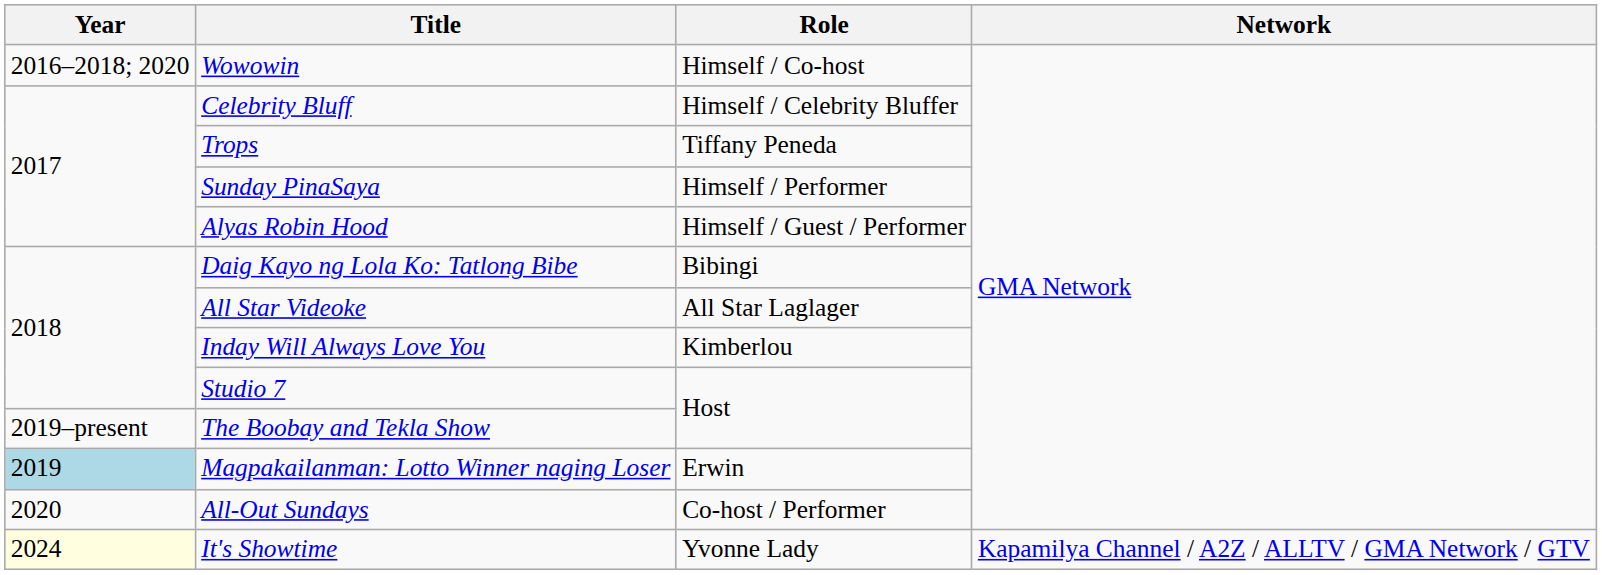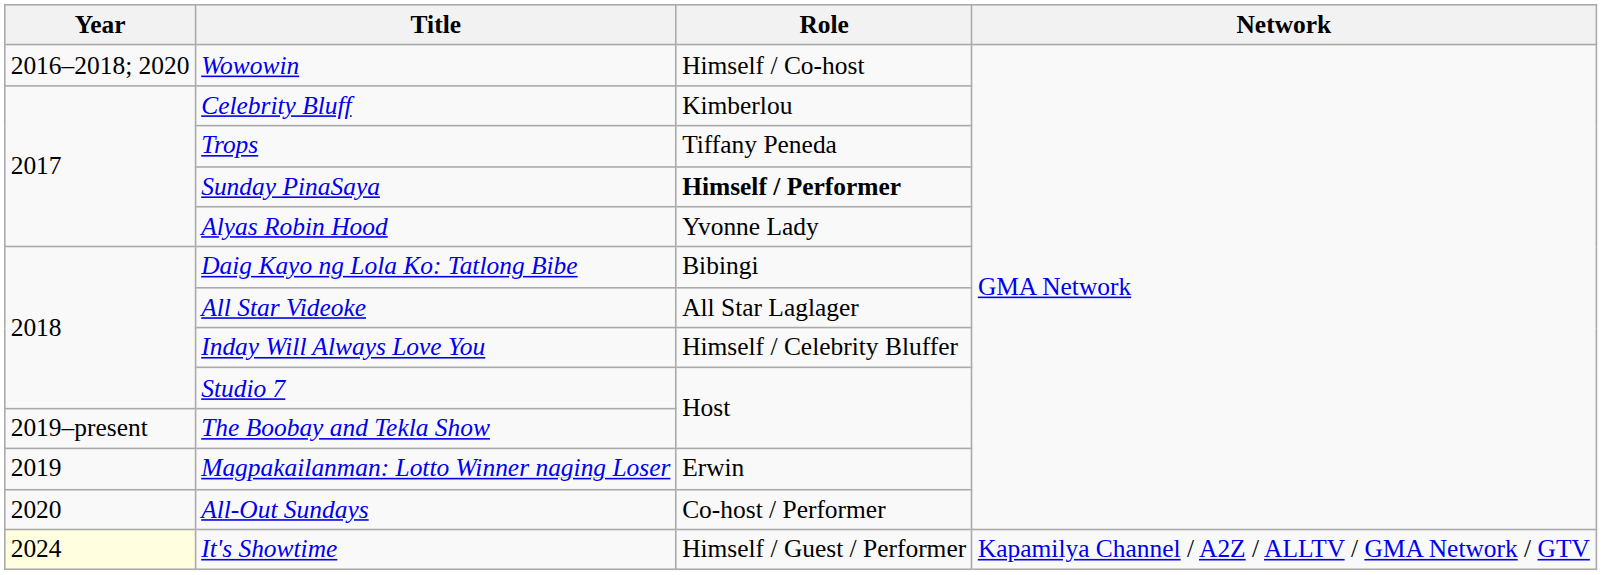(820, 105) Himself / Celebrity Bluffer -> (737, 105) Kimberlou
(785, 186) normal -> (792, 186) bold
(824, 226) Himself / Guest / Performer -> (750, 226) Yvonne Lady
(737, 347) Kimberlou -> (820, 347) Himself / Celebrity Bluffer
(36, 468) lightblue background -> (36, 468) no background
(750, 549) Yvonne Lady -> (824, 549) Himself / Guest / Performer
